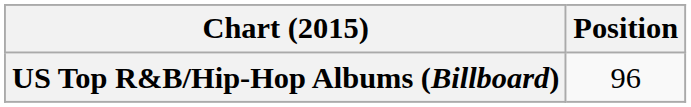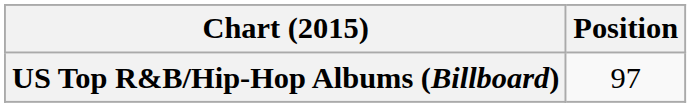(626, 76) 96 -> (626, 76) 97
